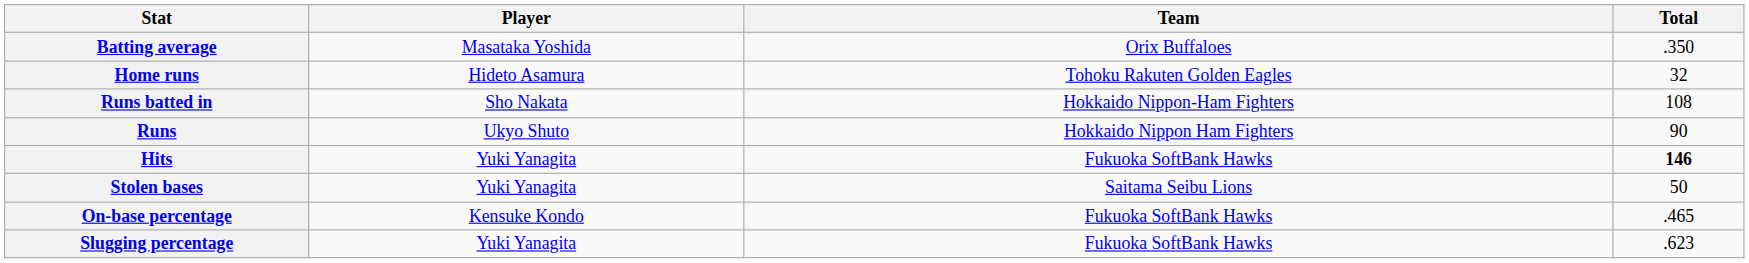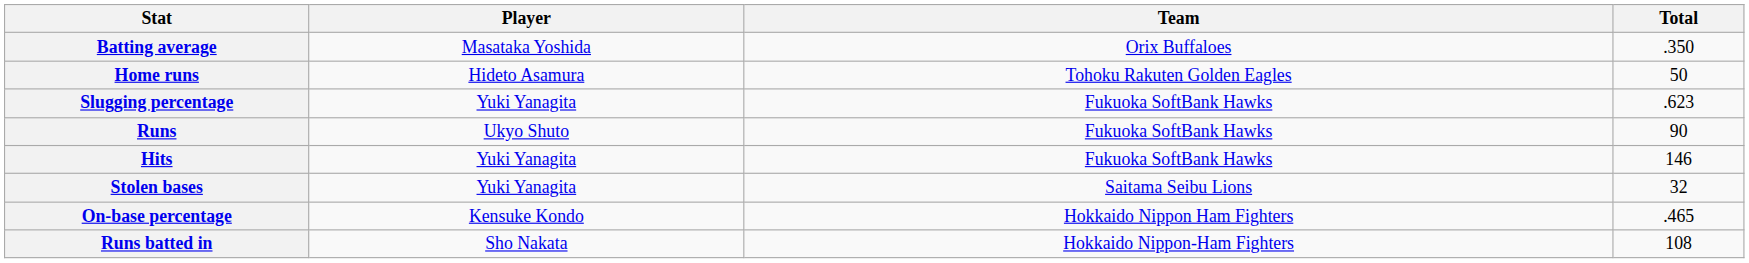(1679, 74) 32 -> (1679, 74) 50
rows swapped: (157, 103) <-> (157, 243)
(1179, 131) Hokkaido Nippon Ham Fighters -> (1179, 131) Fukuoka SoftBank Hawks
(1679, 159) bold -> (1679, 159) normal
(1679, 187) 50 -> (1679, 187) 32
(1179, 215) Fukuoka SoftBank Hawks -> (1179, 215) Hokkaido Nippon Ham Fighters
